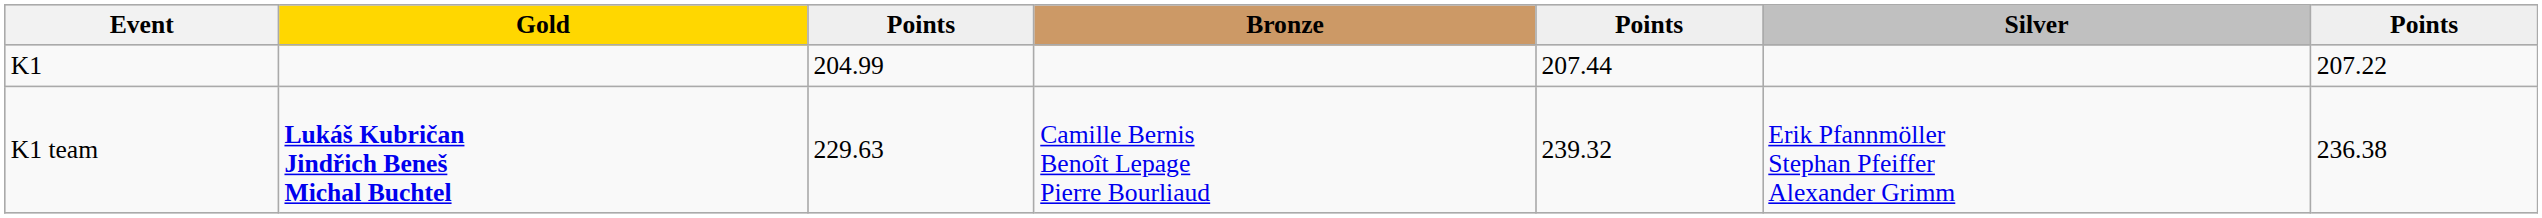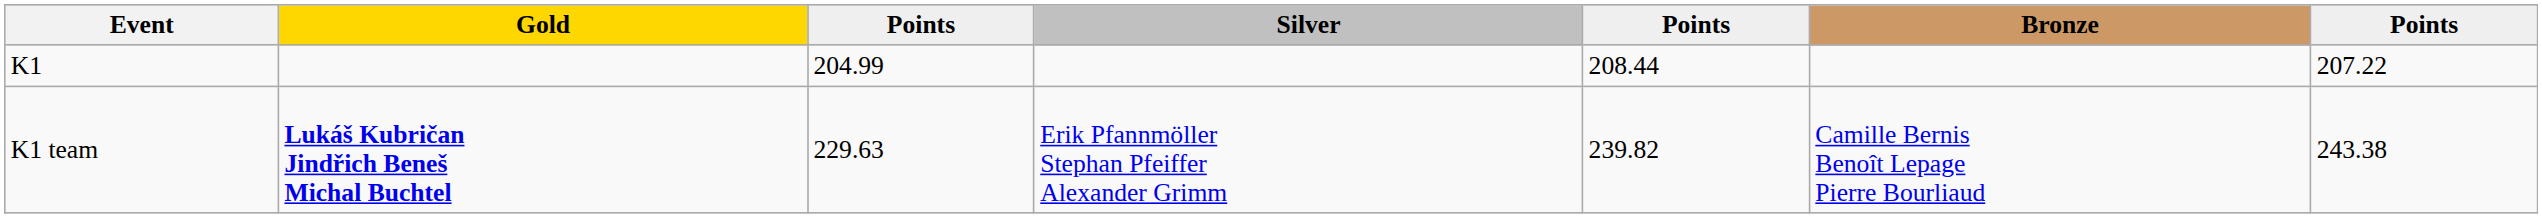columns swapped: (2037, 24) <-> (1285, 24)
(1577, 65) 207.44 -> (1624, 65) 208.44
(1577, 149) 239.32 -> (1624, 149) 239.82
(2352, 149) 236.38 -> (2352, 149) 243.38
